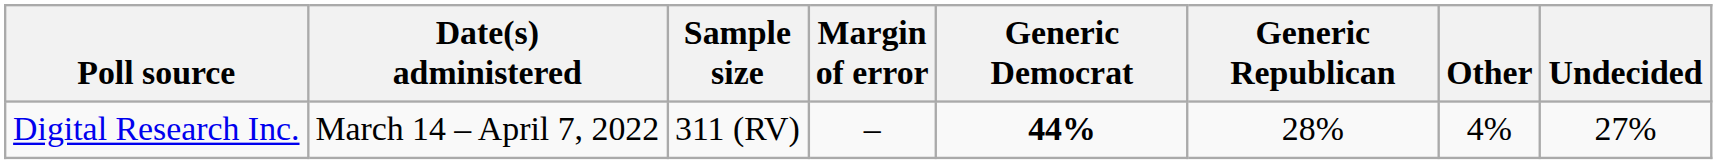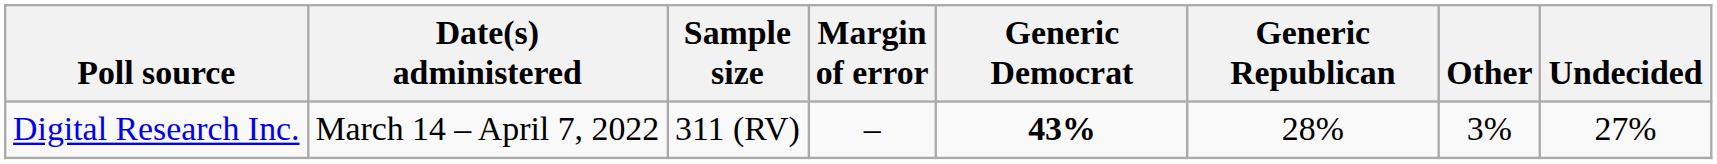(1062, 128) 44% -> (1062, 128) 43%
(1489, 128) 4% -> (1489, 128) 3%
